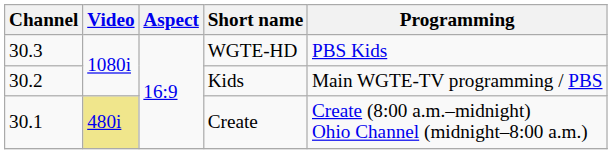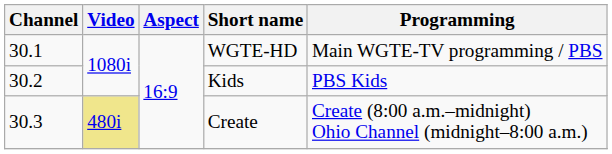(26, 50) 30.3 -> (26, 50) 30.1
(350, 50) PBS Kids -> (457, 50) Main WGTE-TV programming / PBS
(457, 80) Main WGTE-TV programming / PBS -> (350, 80) PBS Kids
(26, 121) 30.1 -> (26, 121) 30.3
